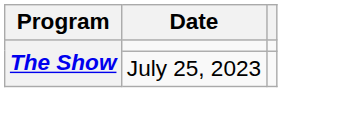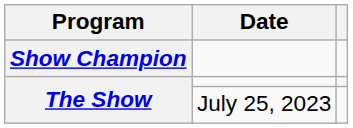+ row: (98, 58)
